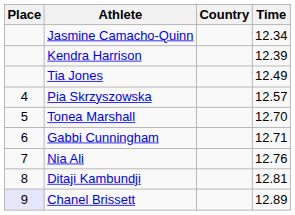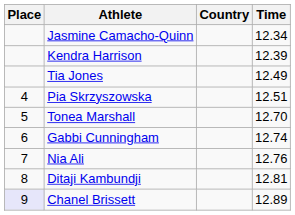(271, 96) 12.57 -> (271, 96) 12.51
(271, 138) 12.71 -> (271, 138) 12.74
